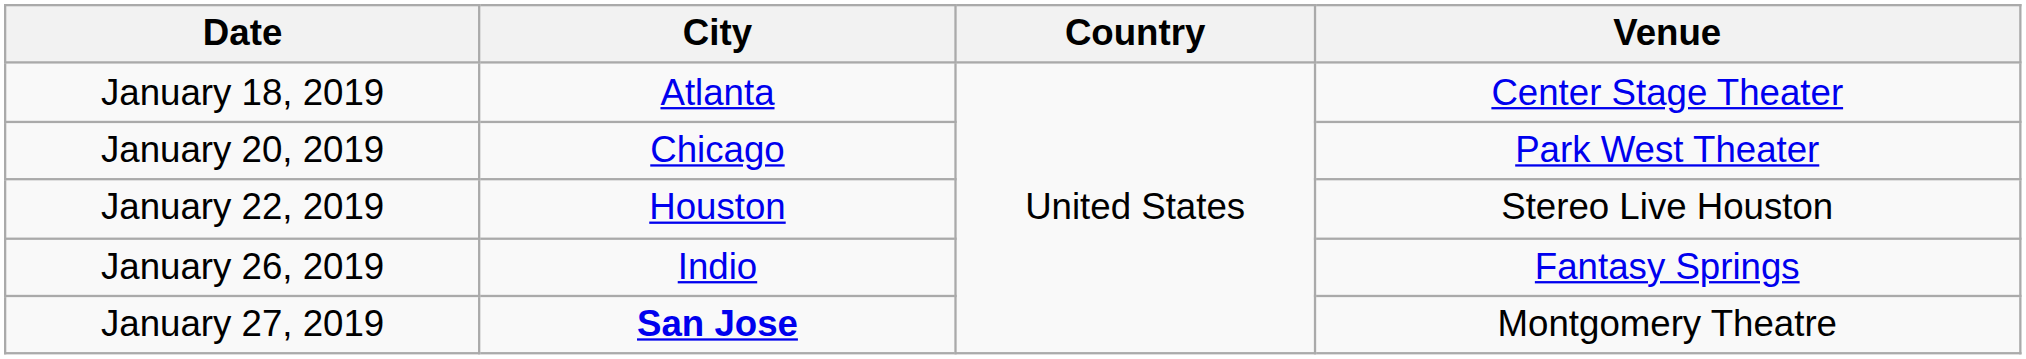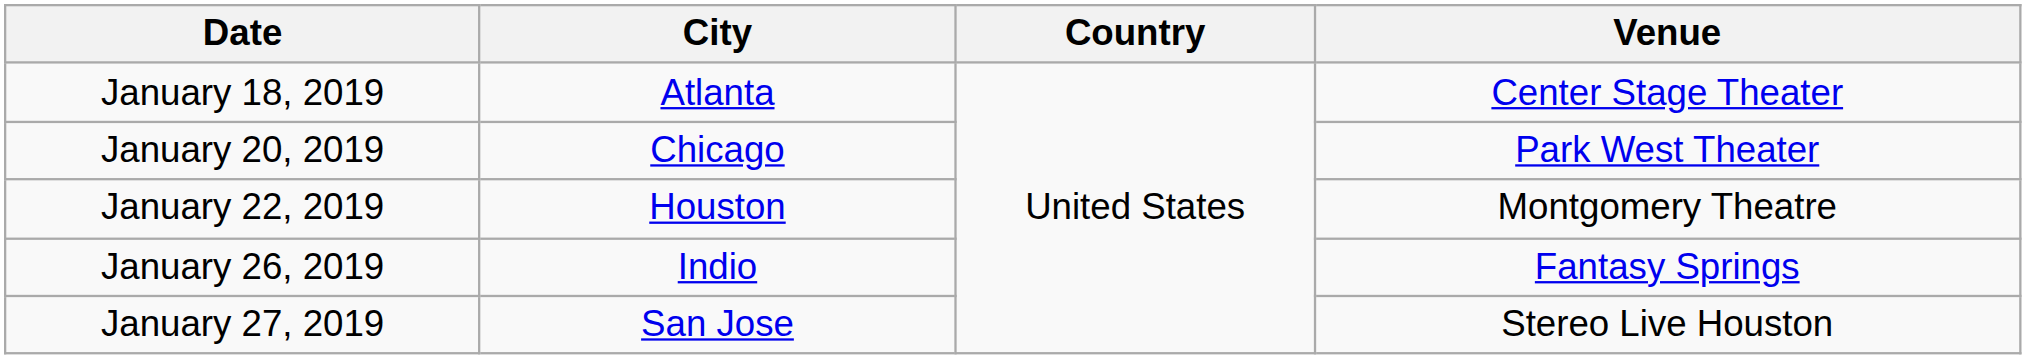(1667, 207) Stereo Live Houston -> (1667, 207) Montgomery Theatre
(717, 324) bold -> (717, 324) normal
(1667, 324) Montgomery Theatre -> (1667, 324) Stereo Live Houston
